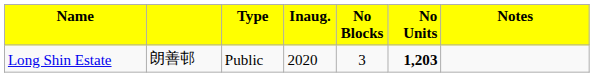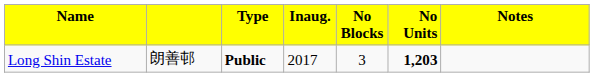(244, 60) normal -> (245, 60) bold
(303, 60) 2020 -> (303, 60) 2017
